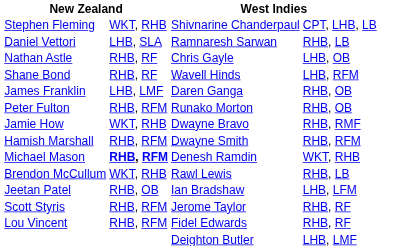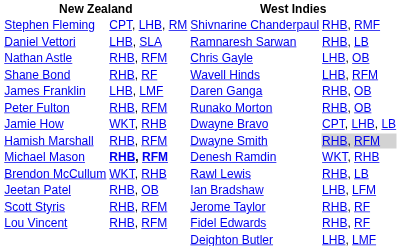(138, 25) WKT, RHB -> (148, 25) CPT, LHB, RM
(340, 25) CPT, LHB, LB -> (351, 25) RHB, RMF
(133, 58) RHB, RF -> (138, 58) RHB, RFM
(332, 124) RHB, RMF -> (359, 124) CPT, LHB, LB
(332, 141) no background -> (351, 141) lightgrey background
